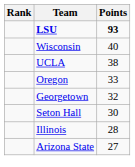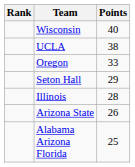- row: (47, 29)
- row: (62, 96)
(113, 113) 30 -> (113, 79) 29
(113, 146) 27 -> (113, 113) 26
+ row: (55, 141)
